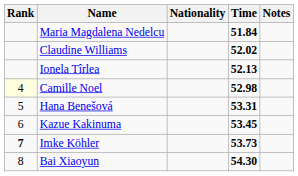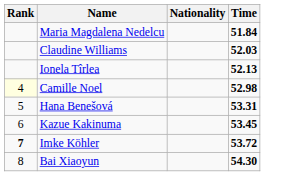- column: (276, 13)
(244, 50) 52.02 -> (244, 50) 52.03
(244, 143) 53.73 -> (244, 143) 53.72
